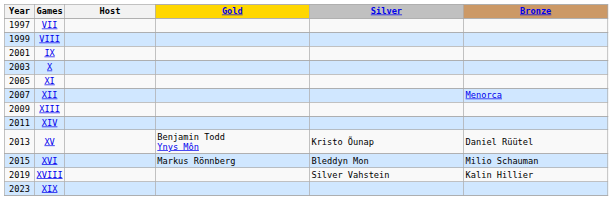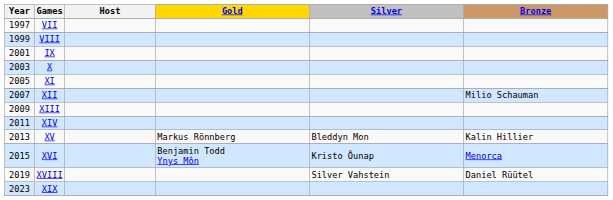(484, 95) Menorca -> (502, 95) Milio Schauman
(191, 142) Benjamin Todd Ynys Môn -> (196, 137) Markus Rönnberg
(343, 142) Kristo Õunap -> (340, 137) Bleddyn Mon
(499, 142) Daniel Rüütel -> (499, 137) Kalin Hillier
(196, 161) Markus Rönnberg -> (191, 156) Benjamin Todd Ynys Môn
(340, 161) Bleddyn Mon -> (343, 156) Kristo Õunap
(502, 161) Milio Schauman -> (484, 156) Menorca
(499, 175) Kalin Hillier -> (499, 175) Daniel Rüütel
